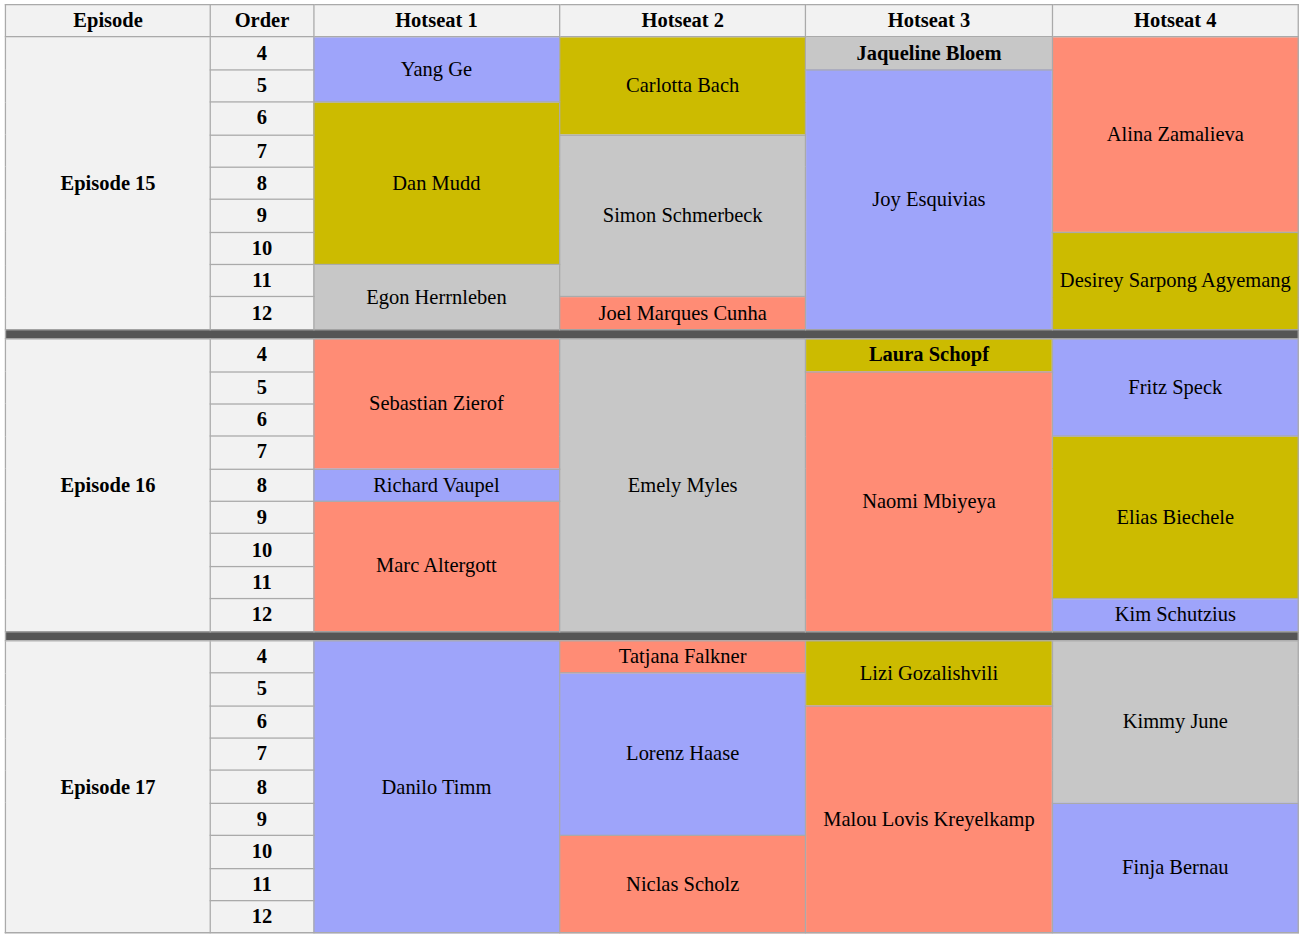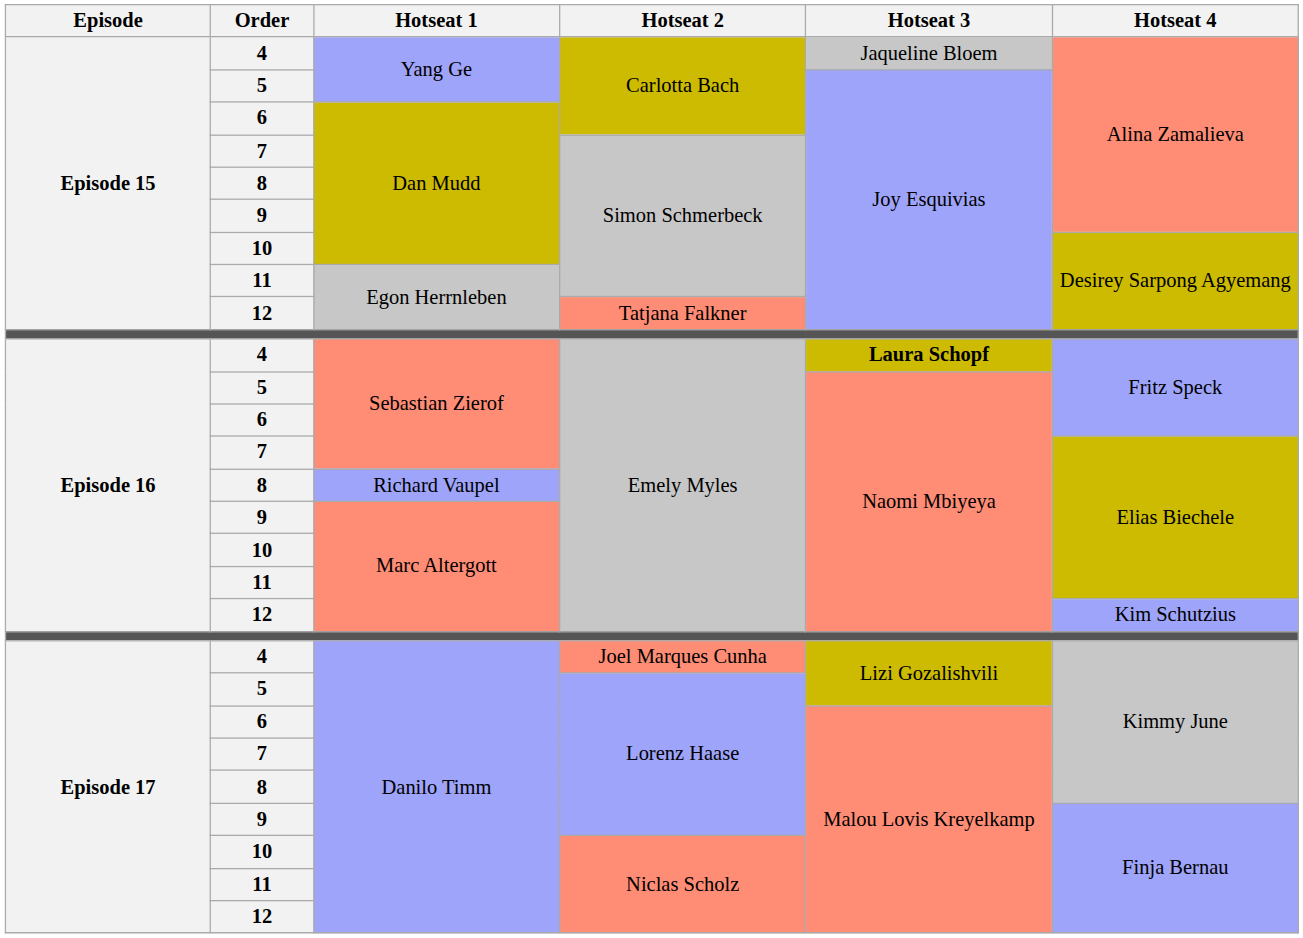(929, 53) bold -> (929, 53) normal
(683, 313) Joel Marques Cunha -> (683, 313) Tatjana Falkner
(683, 656) Tatjana Falkner -> (683, 656) Joel Marques Cunha
